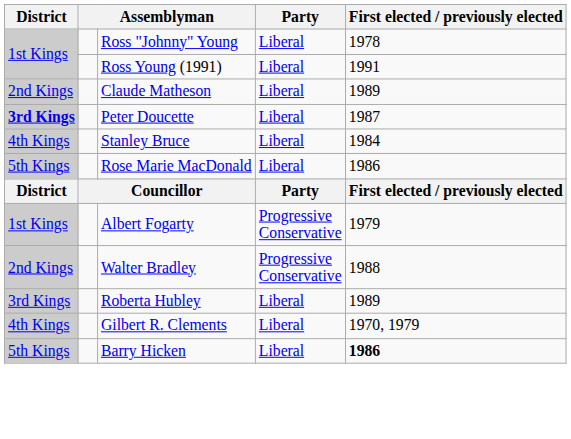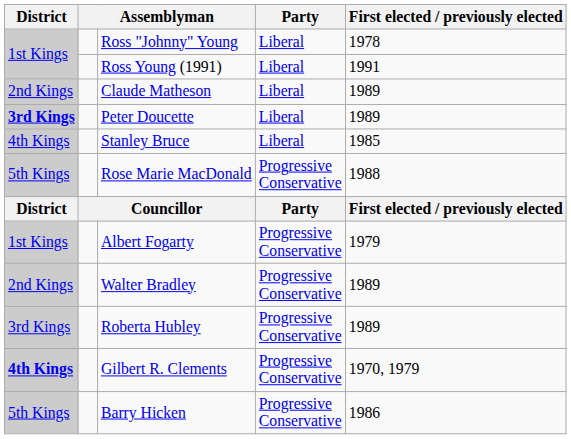(365, 116) 1987 -> (365, 116) 1989
(365, 141) 1984 -> (365, 141) 1985
(282, 166) Liberal -> (300, 174) Progressive Conservative
(365, 166) 1986 -> (365, 174) 1988
(365, 267) 1988 -> (365, 284) 1989
(282, 300) Liberal -> (300, 327) Progressive Conservative
(39, 325) normal -> (41, 369) bold
(282, 325) Liberal -> (300, 369) Progressive Conservative
(282, 350) Liberal -> (300, 412) Progressive Conservative
(365, 350) bold -> (365, 412) normal
